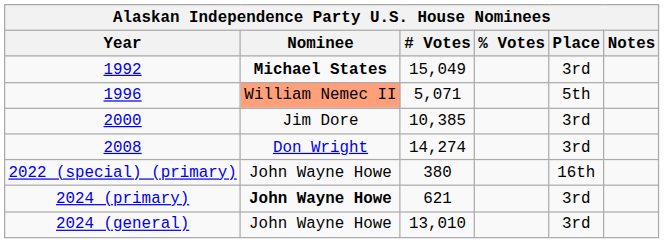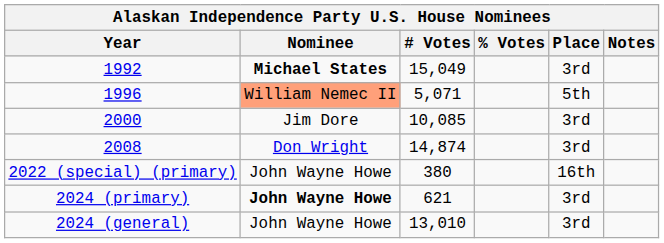(438, 121) 10,385 -> (438, 121) 10,085
(438, 147) 14,274 -> (438, 147) 14,874
